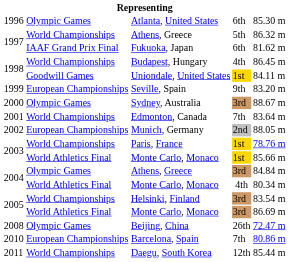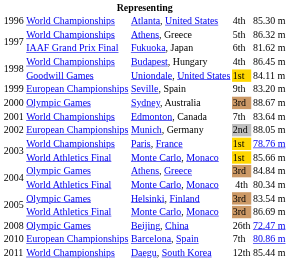(59, 21) Olympic Games -> (71, 21) World Championships
(239, 21) 6th -> (239, 21) 4th
(71, 198) World Championships -> (59, 198) Olympic Games
